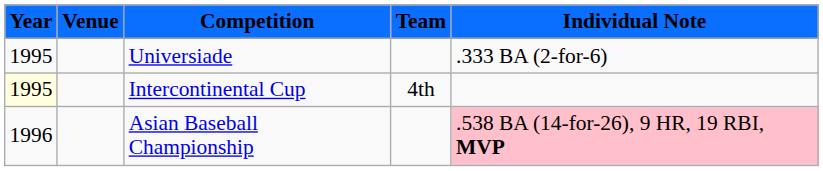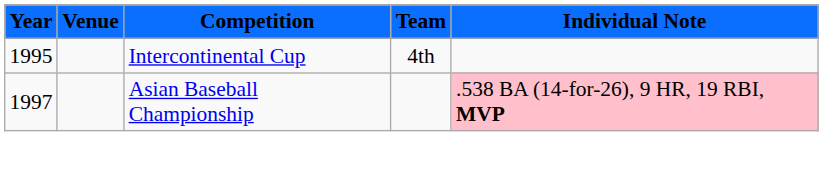- row: (180, 55)
(31, 89) lightyellow background -> (31, 55) no background
(31, 135) 1996 -> (31, 101) 1997
